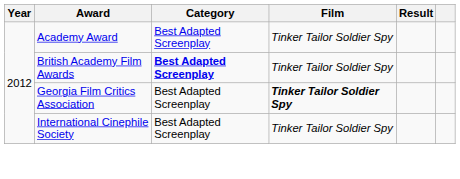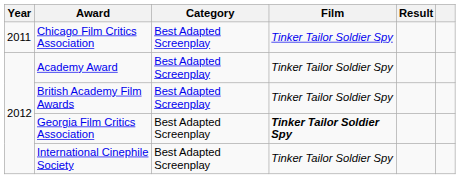+ row: (87, 37)
(190, 67) bold -> (187, 98) normal
